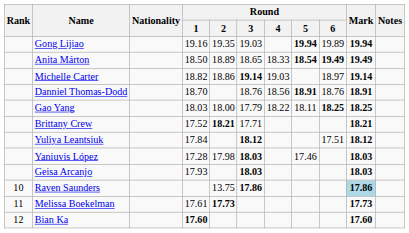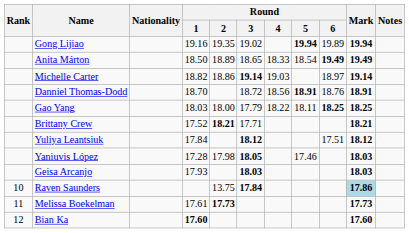(251, 44) 19.03 -> (251, 44) 19.02
(305, 60) bold -> (305, 60) normal
(251, 92) 18.76 -> (251, 92) 18.72
(251, 156) 18.03 -> (251, 156) 18.05
(251, 188) 17.86 -> (251, 188) 17.84
